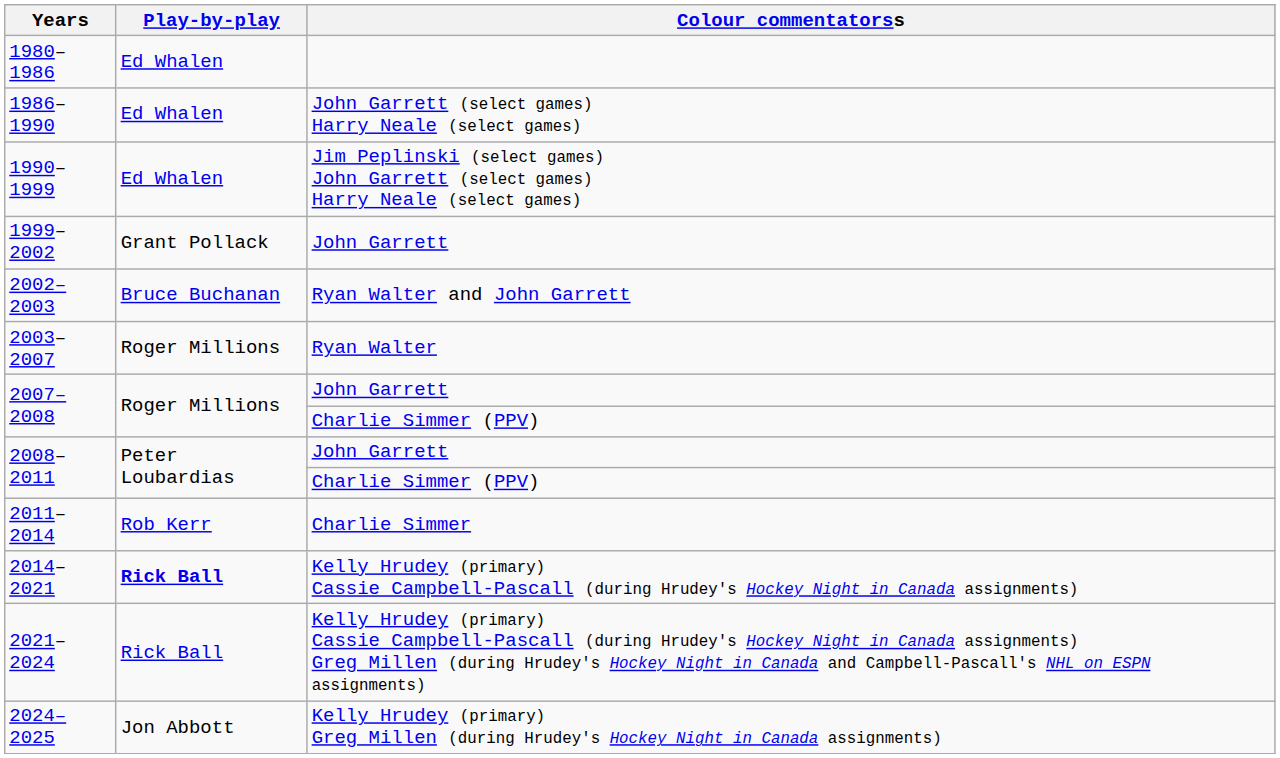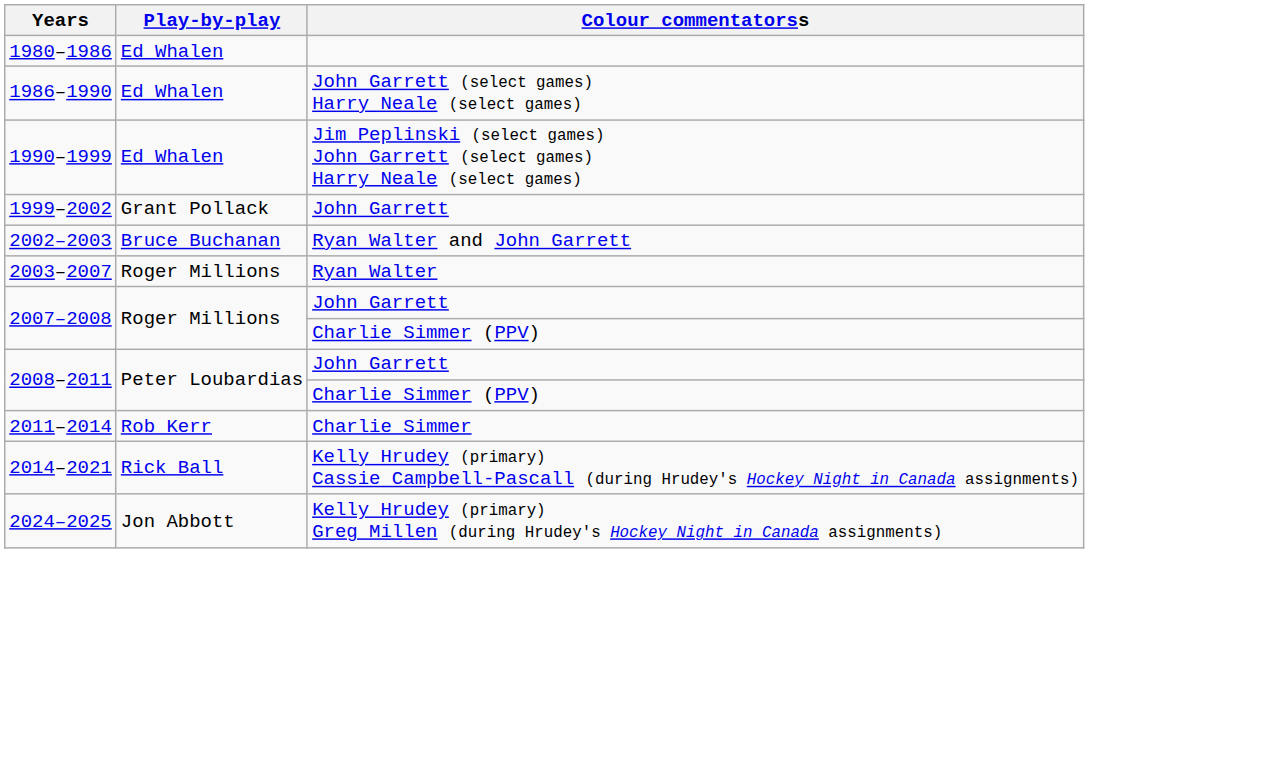(172, 578) bold -> (172, 468) normal
- row: (38, 652)
